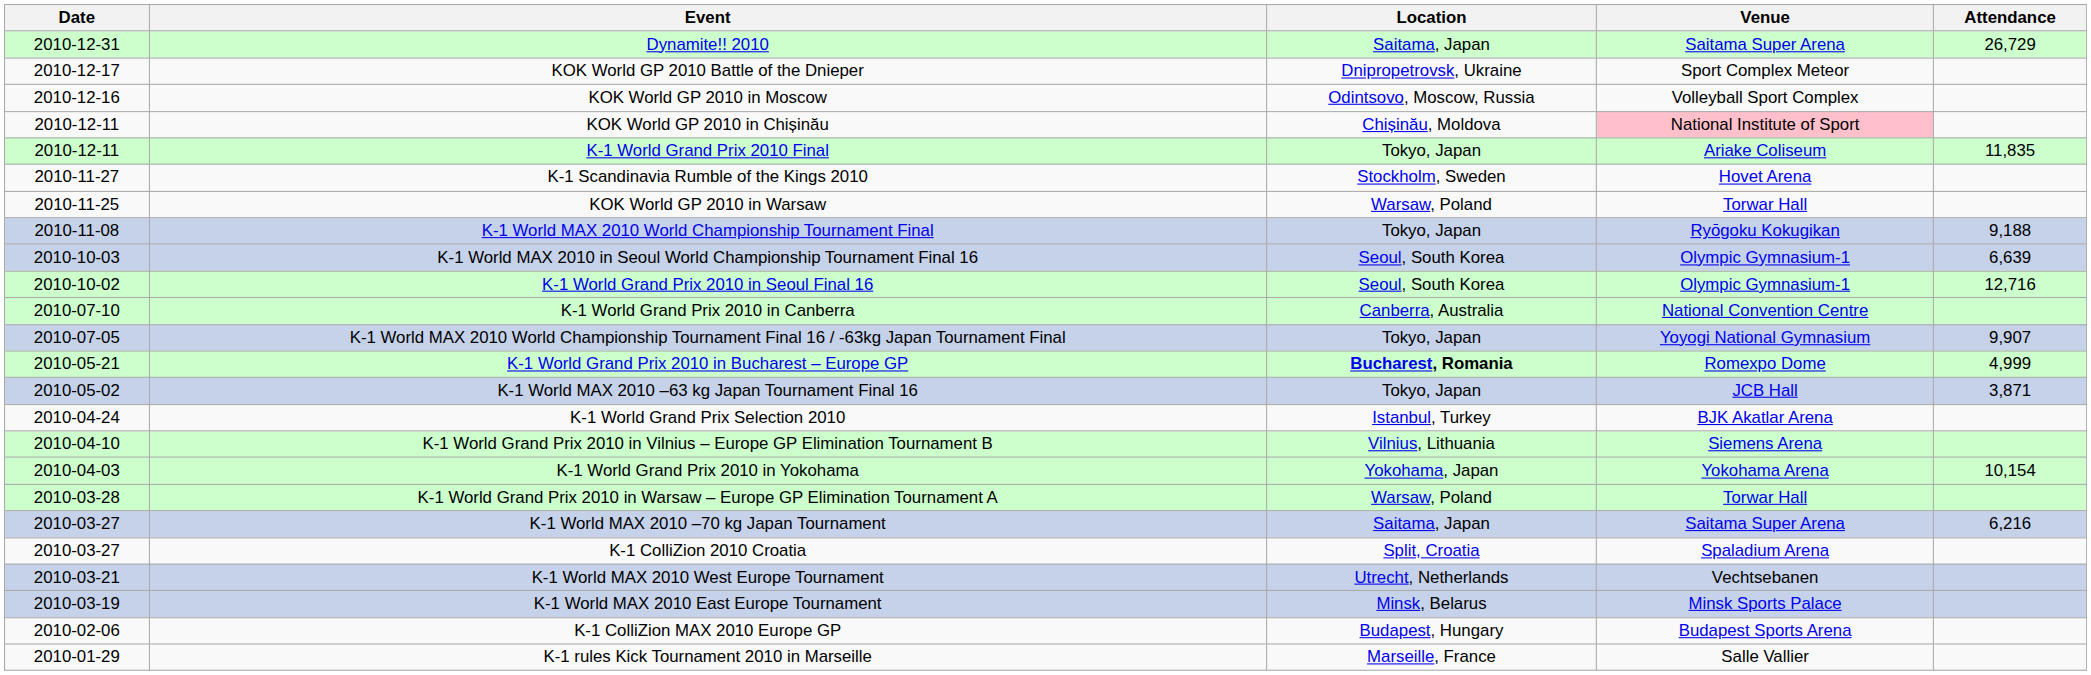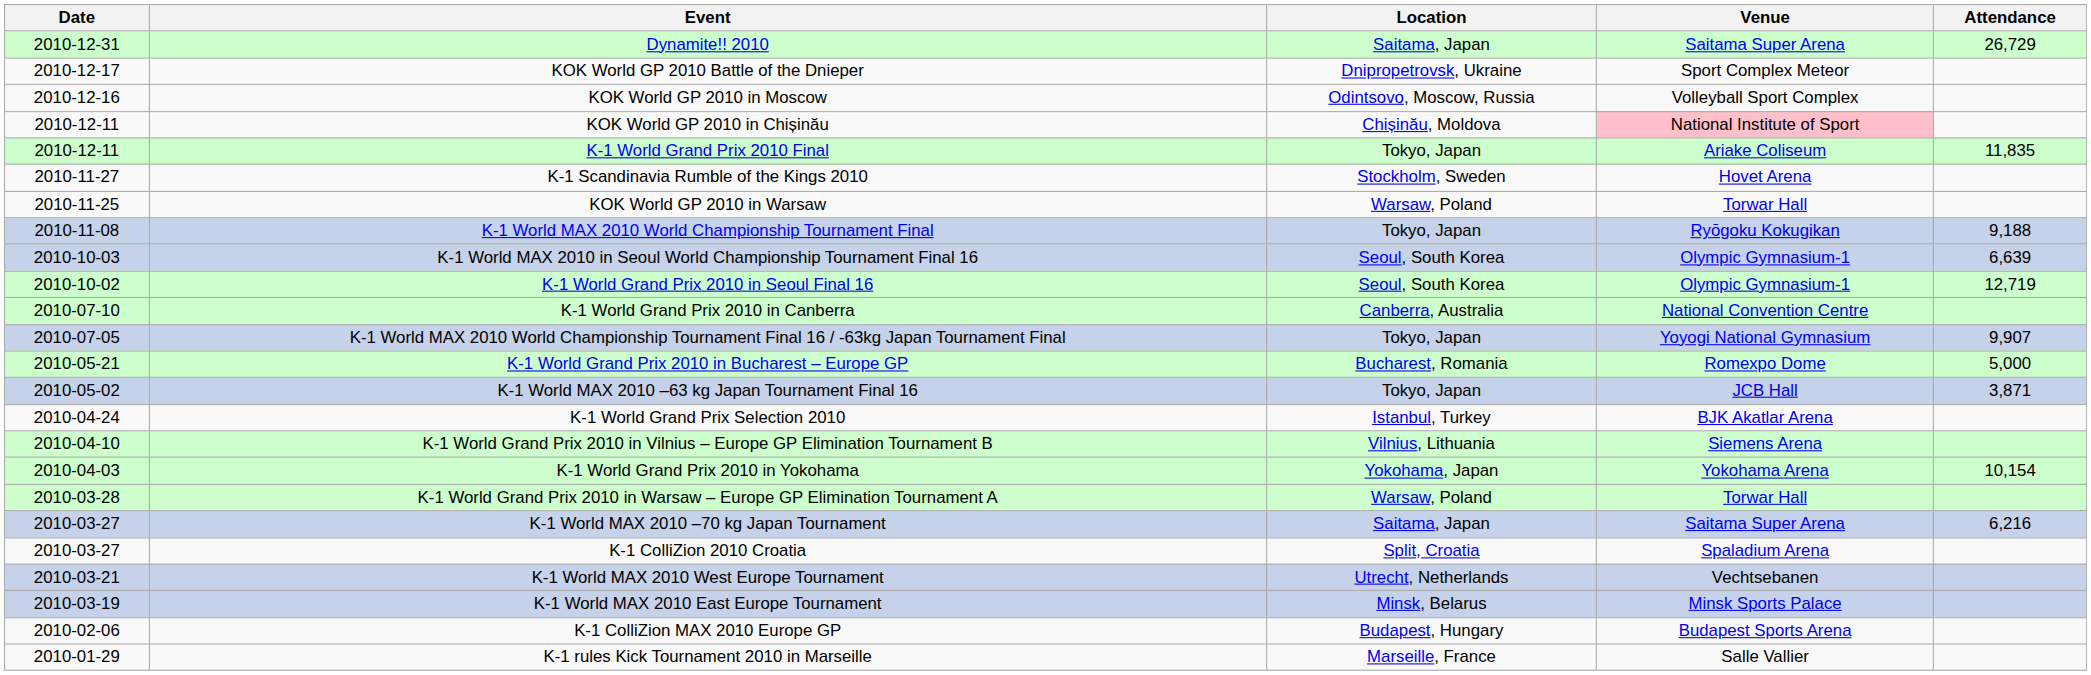(2010, 284) 12,716 -> (2010, 284) 12,719
(1431, 364) bold -> (1431, 364) normal
(2010, 364) 4,999 -> (2010, 364) 5,000
